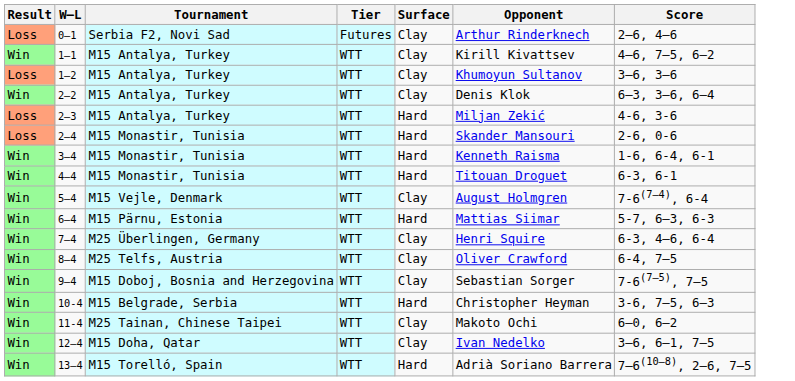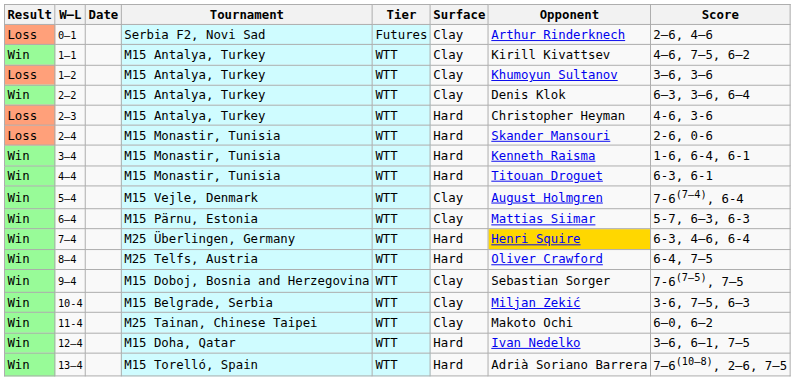+ column: (103, 15)
(500, 115) Miljan Zekić -> (558, 115) Christopher Heyman
(413, 219) Hard -> (448, 219) Clay
(413, 239) Clay -> (448, 239) Hard
(500, 239) no background -> (536, 239) gold background
(413, 259) Clay -> (448, 259) Hard
(413, 303) Hard -> (448, 303) Clay
(523, 303) Christopher Heyman -> (536, 303) Miljan Zekić
(413, 343) Clay -> (448, 343) Hard
